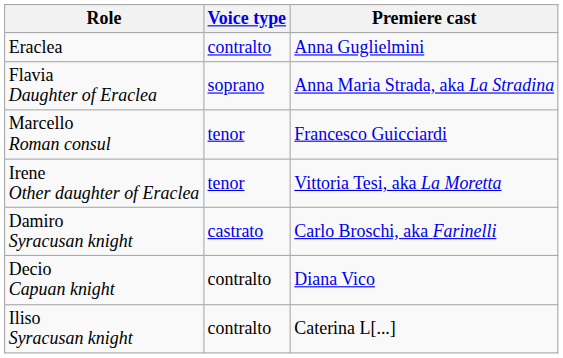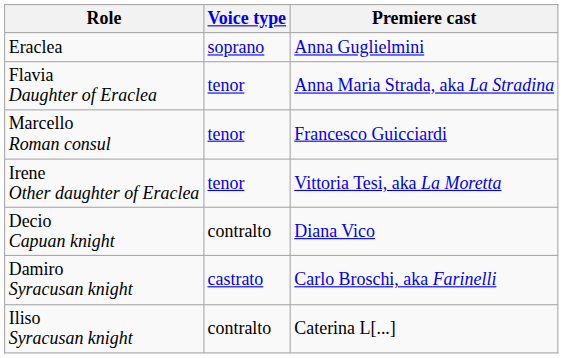(239, 47) contralto -> (236, 47) soprano
(236, 85) soprano -> (226, 85) tenor
rows swapped: (62, 279) <-> (71, 231)
